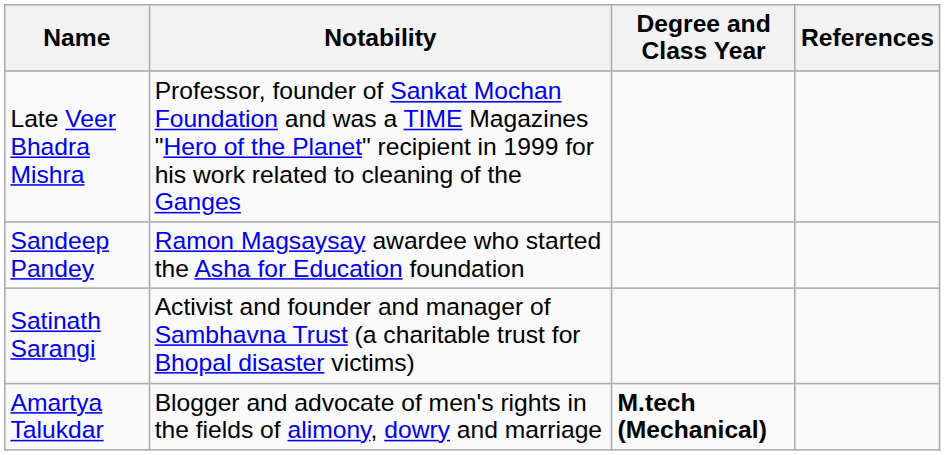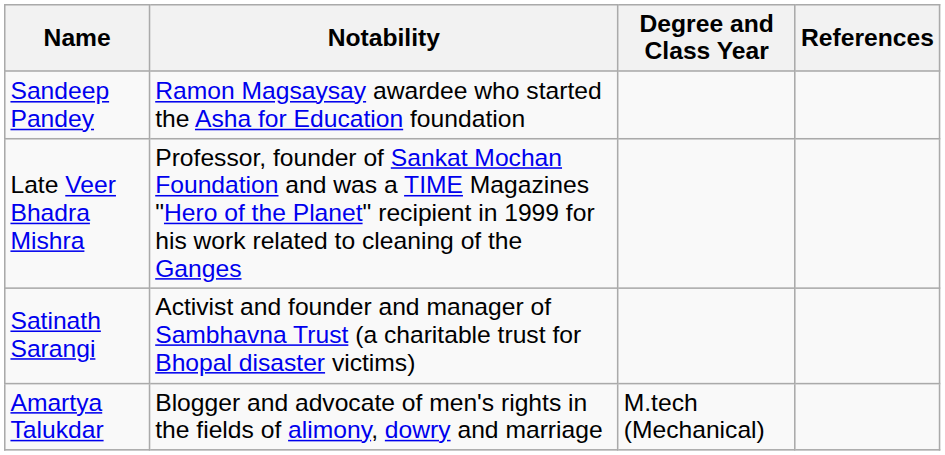rows swapped: (63, 146) <-> (60, 254)
(692, 415) bold -> (694, 415) normal
